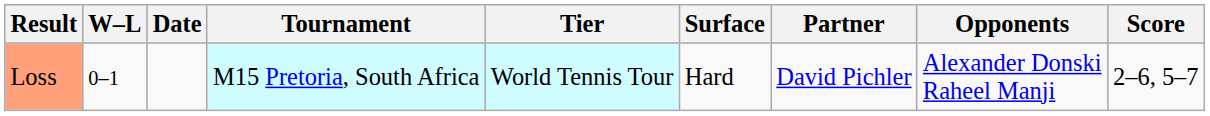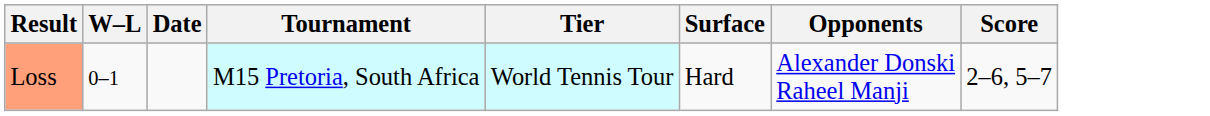- column: (844, 23)
